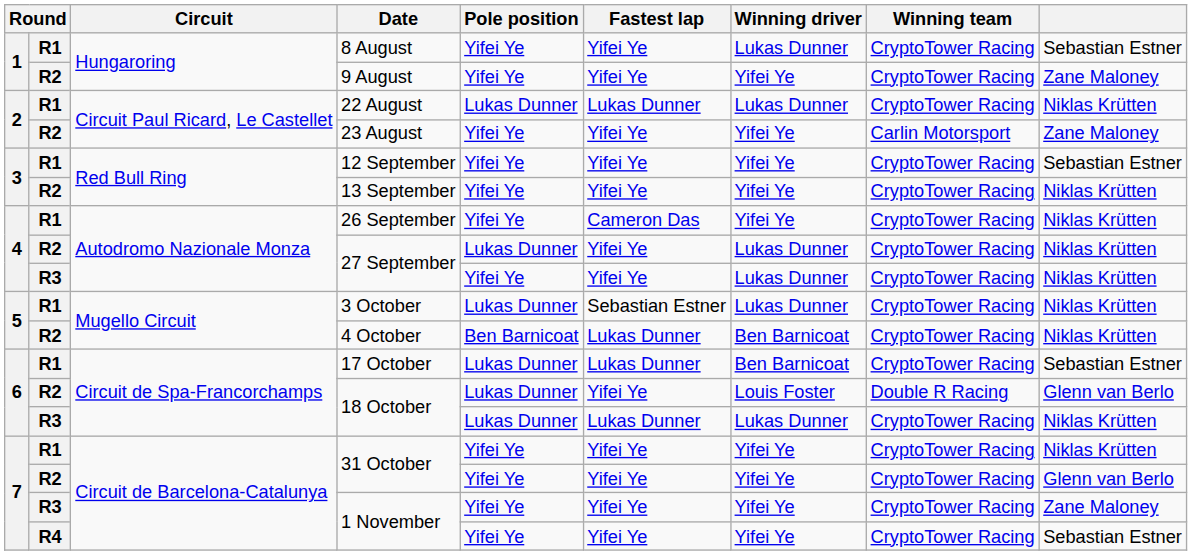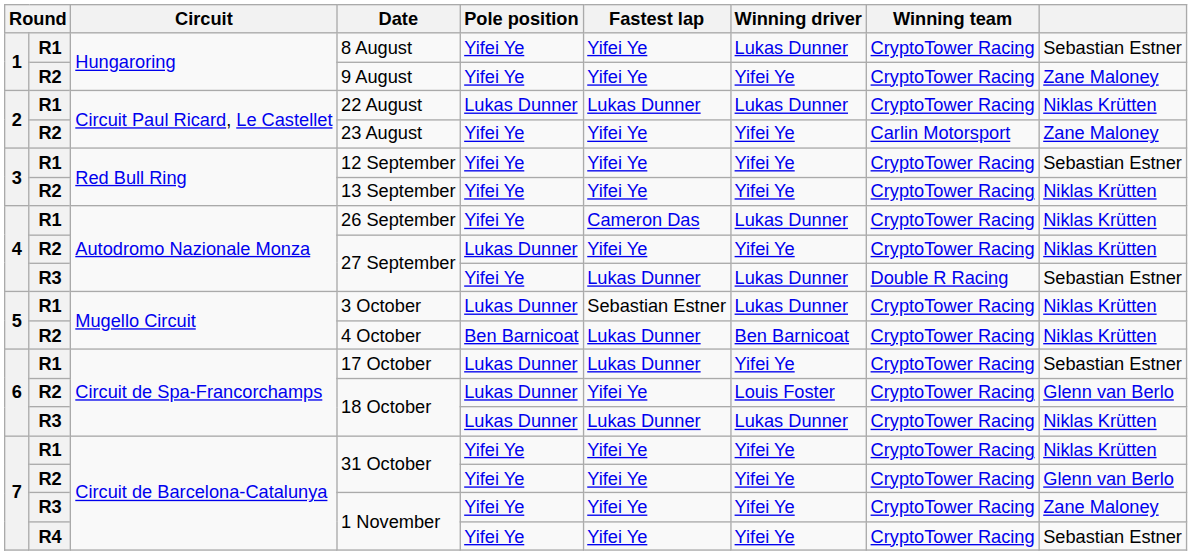(765, 220) Yifei Ye -> (791, 220) Lukas Dunner
(791, 248) Lukas Dunner -> (765, 248) Yifei Ye
(617, 277) Yifei Ye -> (644, 277) Lukas Dunner
(953, 277) CryptoTower Racing -> (939, 277) Double R Racing
(1100, 277) Niklas Krütten -> (1113, 277) Sebastian Estner
(792, 363) Ben Barnicoat -> (765, 363) Yifei Ye
(939, 392) Double R Racing -> (953, 392) CryptoTower Racing
